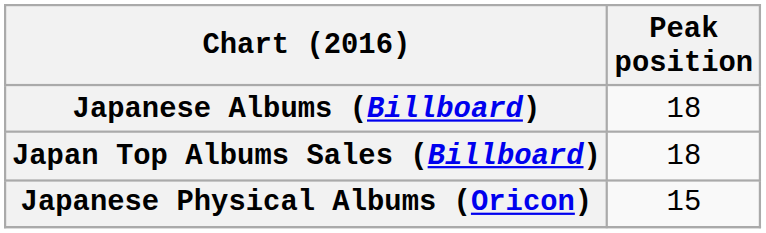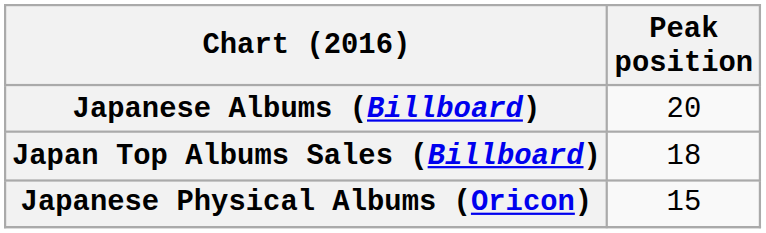(684, 109) 18 -> (684, 109) 20
